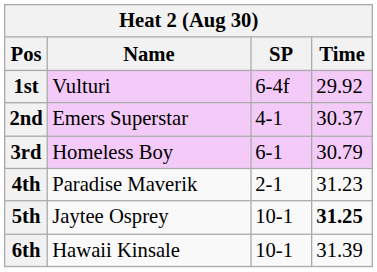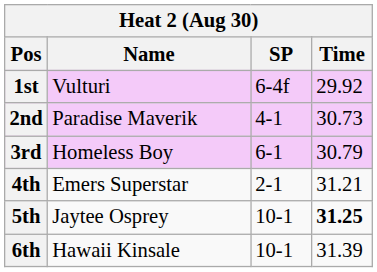(120, 119) Emers Superstar -> (125, 119) Paradise Maverik
(340, 119) 30.37 -> (340, 119) 30.73
(125, 184) Paradise Maverik -> (120, 184) Emers Superstar
(340, 184) 31.23 -> (340, 184) 31.21
